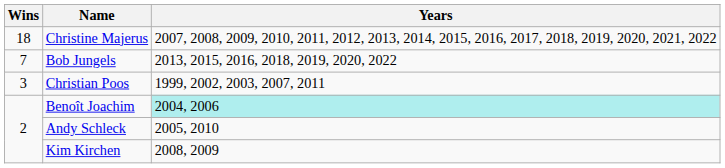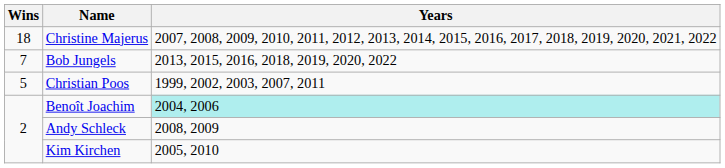(23, 83) 3 -> (23, 83) 5
(187, 128) 2005, 2010 -> (187, 128) 2008, 2009
(187, 151) 2008, 2009 -> (187, 151) 2005, 2010
